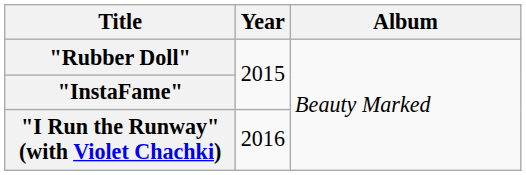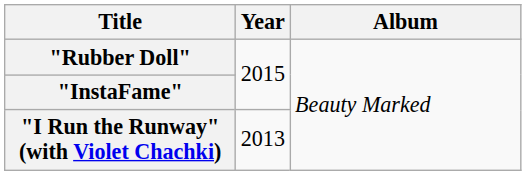(263, 139) 2016 -> (263, 139) 2013
